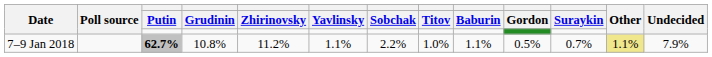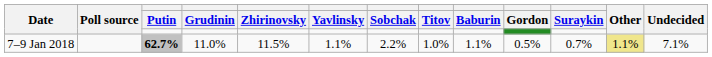(210, 44) 10.8% -> (210, 44) 11.0%
(273, 44) 11.2% -> (273, 44) 11.5%
(676, 44) 7.9% -> (676, 44) 7.1%
